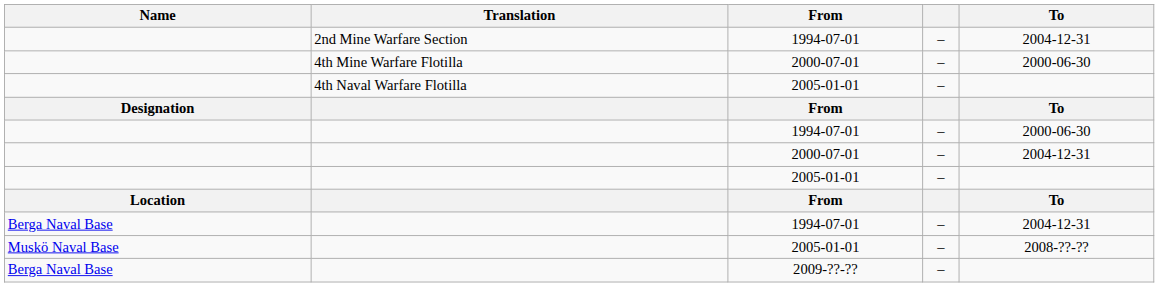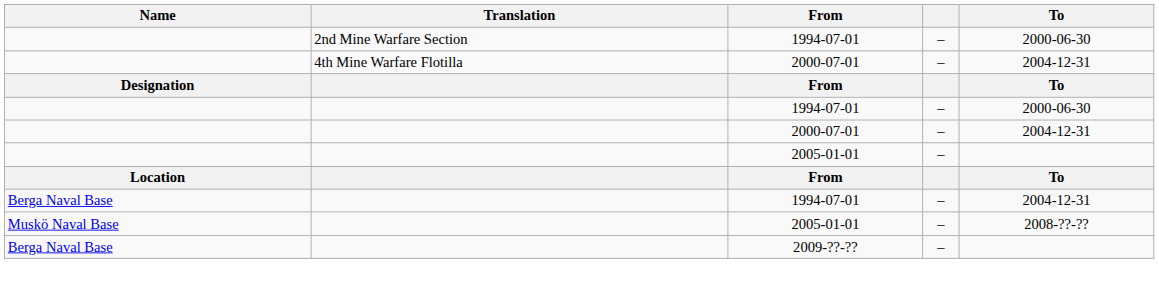(1056, 39) 2004-12-31 -> (1056, 39) 2000-06-30
(1056, 62) 2000-06-30 -> (1056, 62) 2004-12-31
- row: (390, 85)
